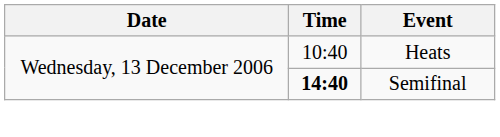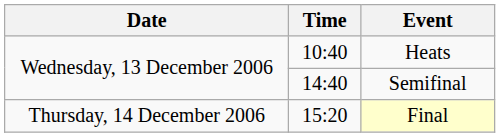(325, 83) bold -> (325, 83) normal
+ row: (428, 115)
